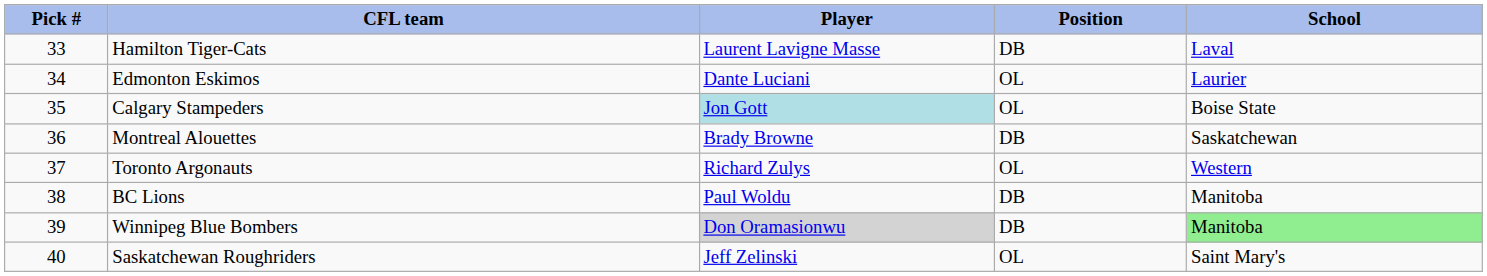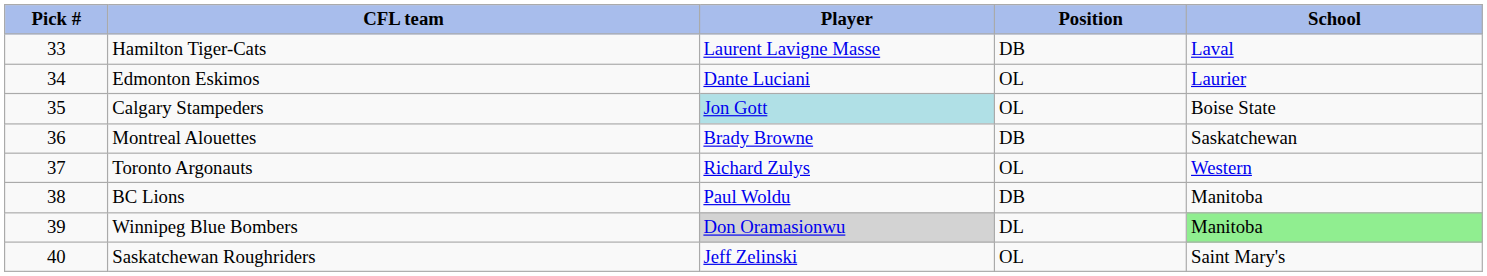(1012, 227) DB -> (1011, 227) DL
